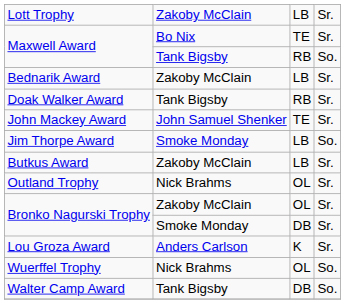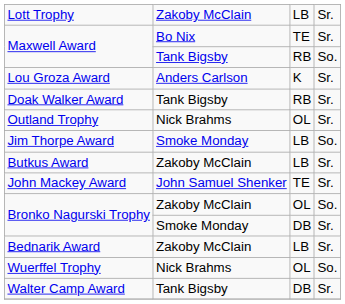rows swapped: (54, 78) <-> (59, 246)
rows swapped: (67, 120) <-> (53, 183)
(326, 204) Sr. -> (327, 204) So.
(327, 288) So. -> (326, 288) Sr.
